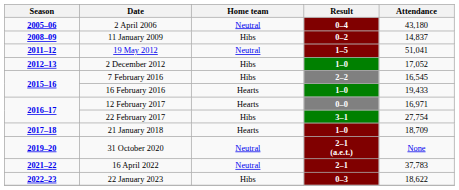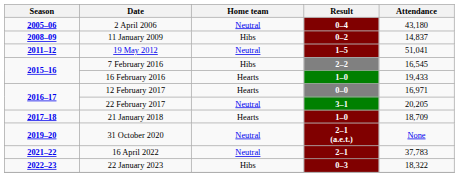- row: (136, 64)
(248, 117) Hibs -> (248, 103) Neutral
(417, 117) 27,754 -> (417, 103) 20,205
(417, 179) 18,622 -> (417, 165) 18,322
